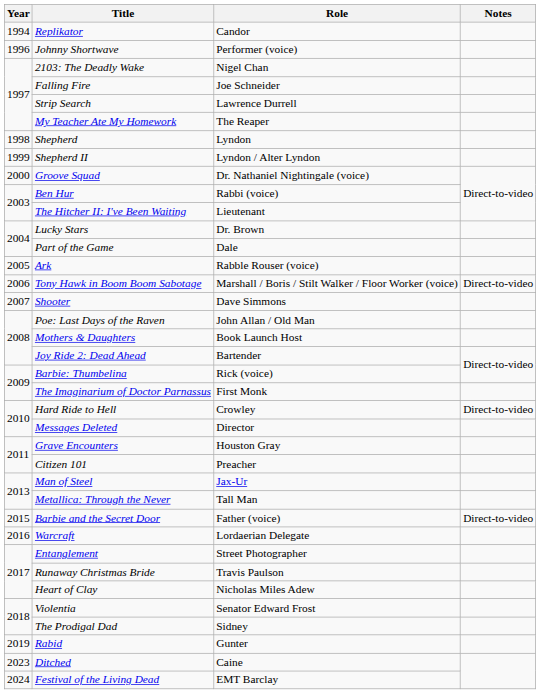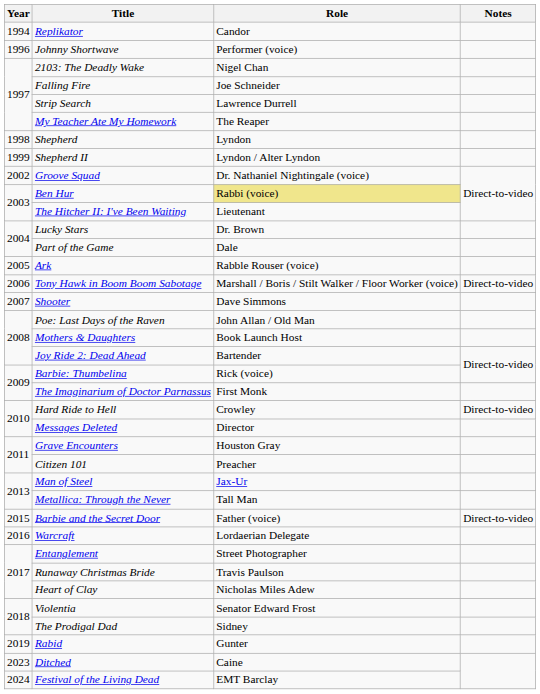(18, 175) 2000 -> (18, 175) 2002
(247, 193) no background -> (247, 193) khaki background
